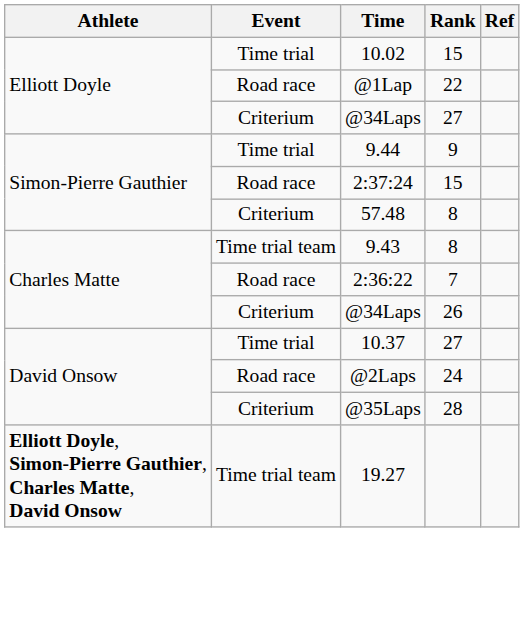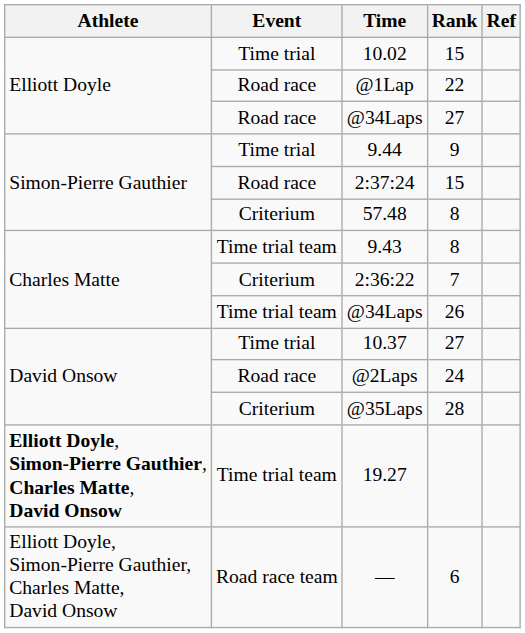(276, 117) Criterium -> (277, 117) Road race
(276, 279) Road race -> (277, 279) Criterium
(276, 311) Criterium -> (277, 311) Time trial team
+ row: (385, 577)
